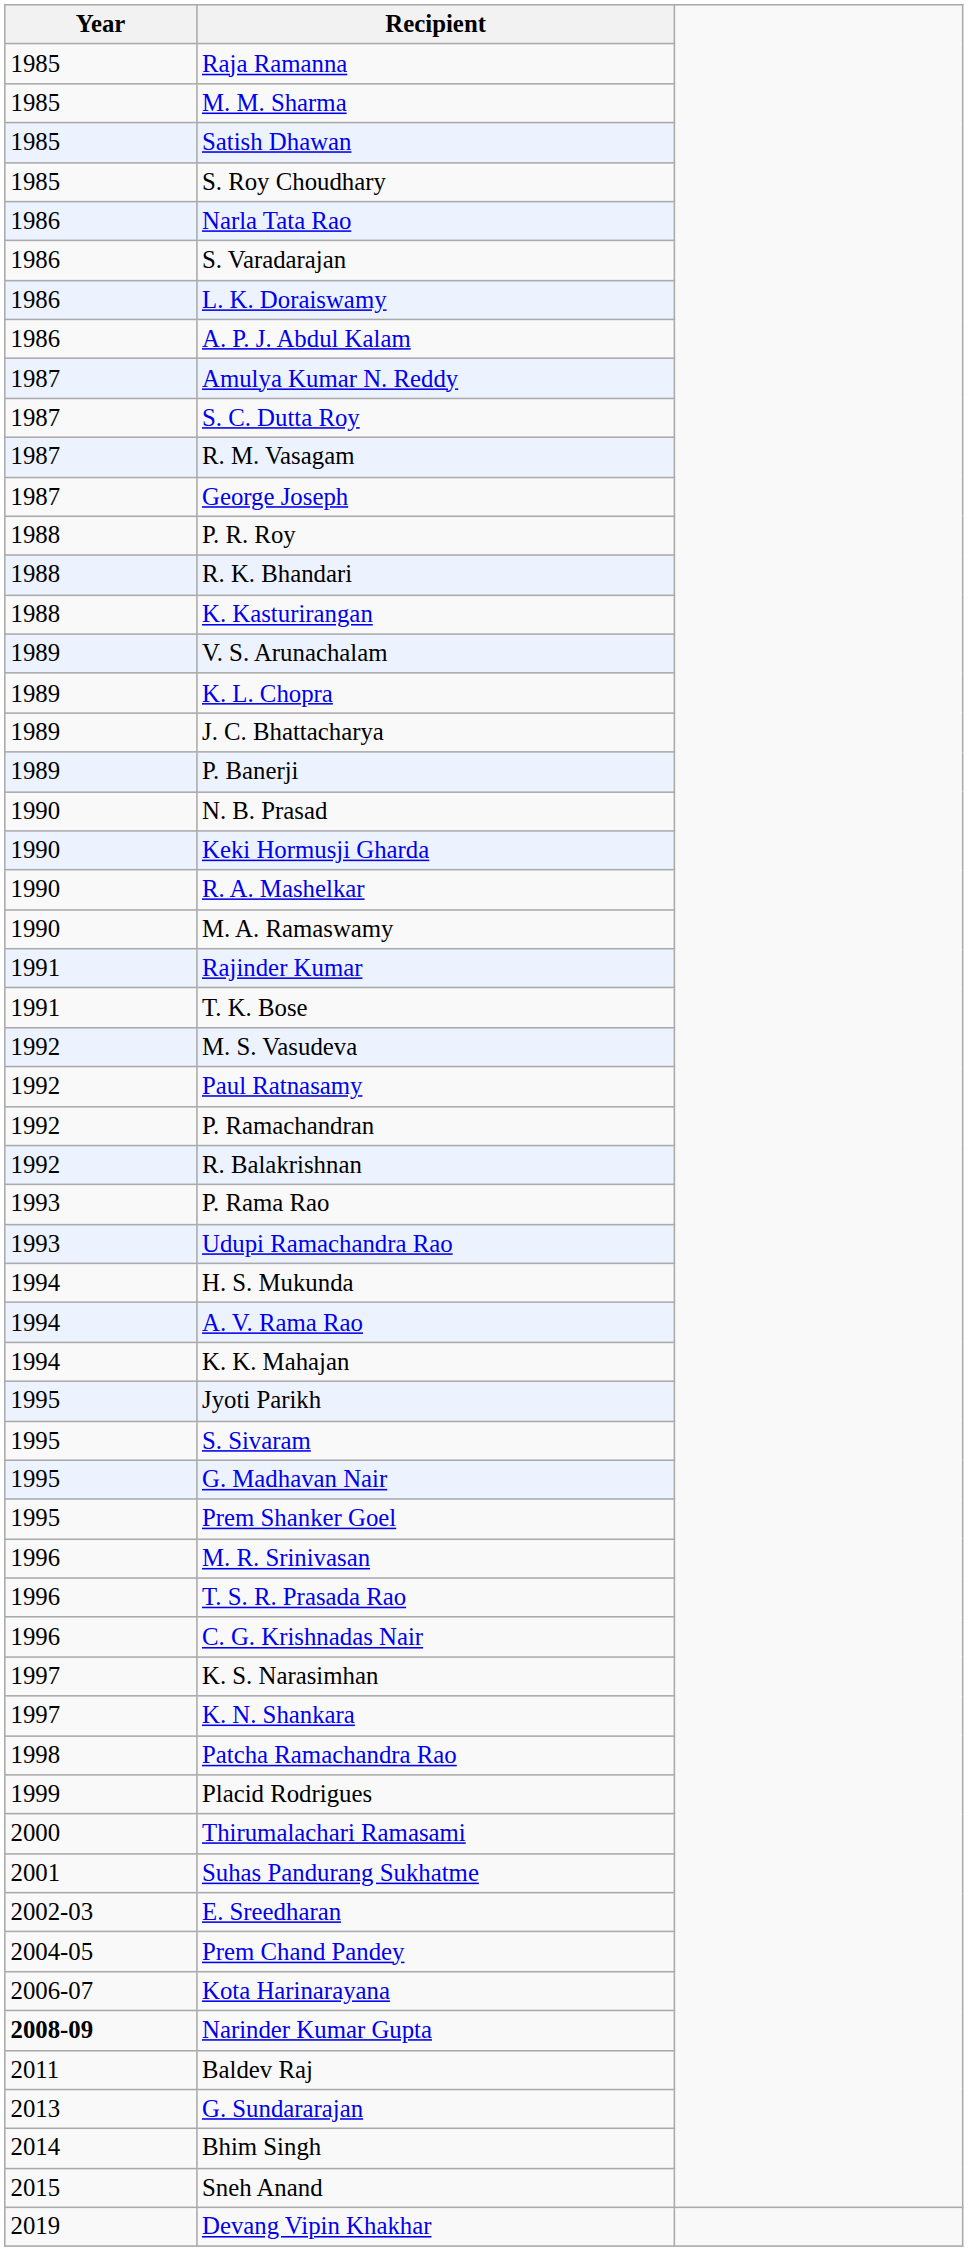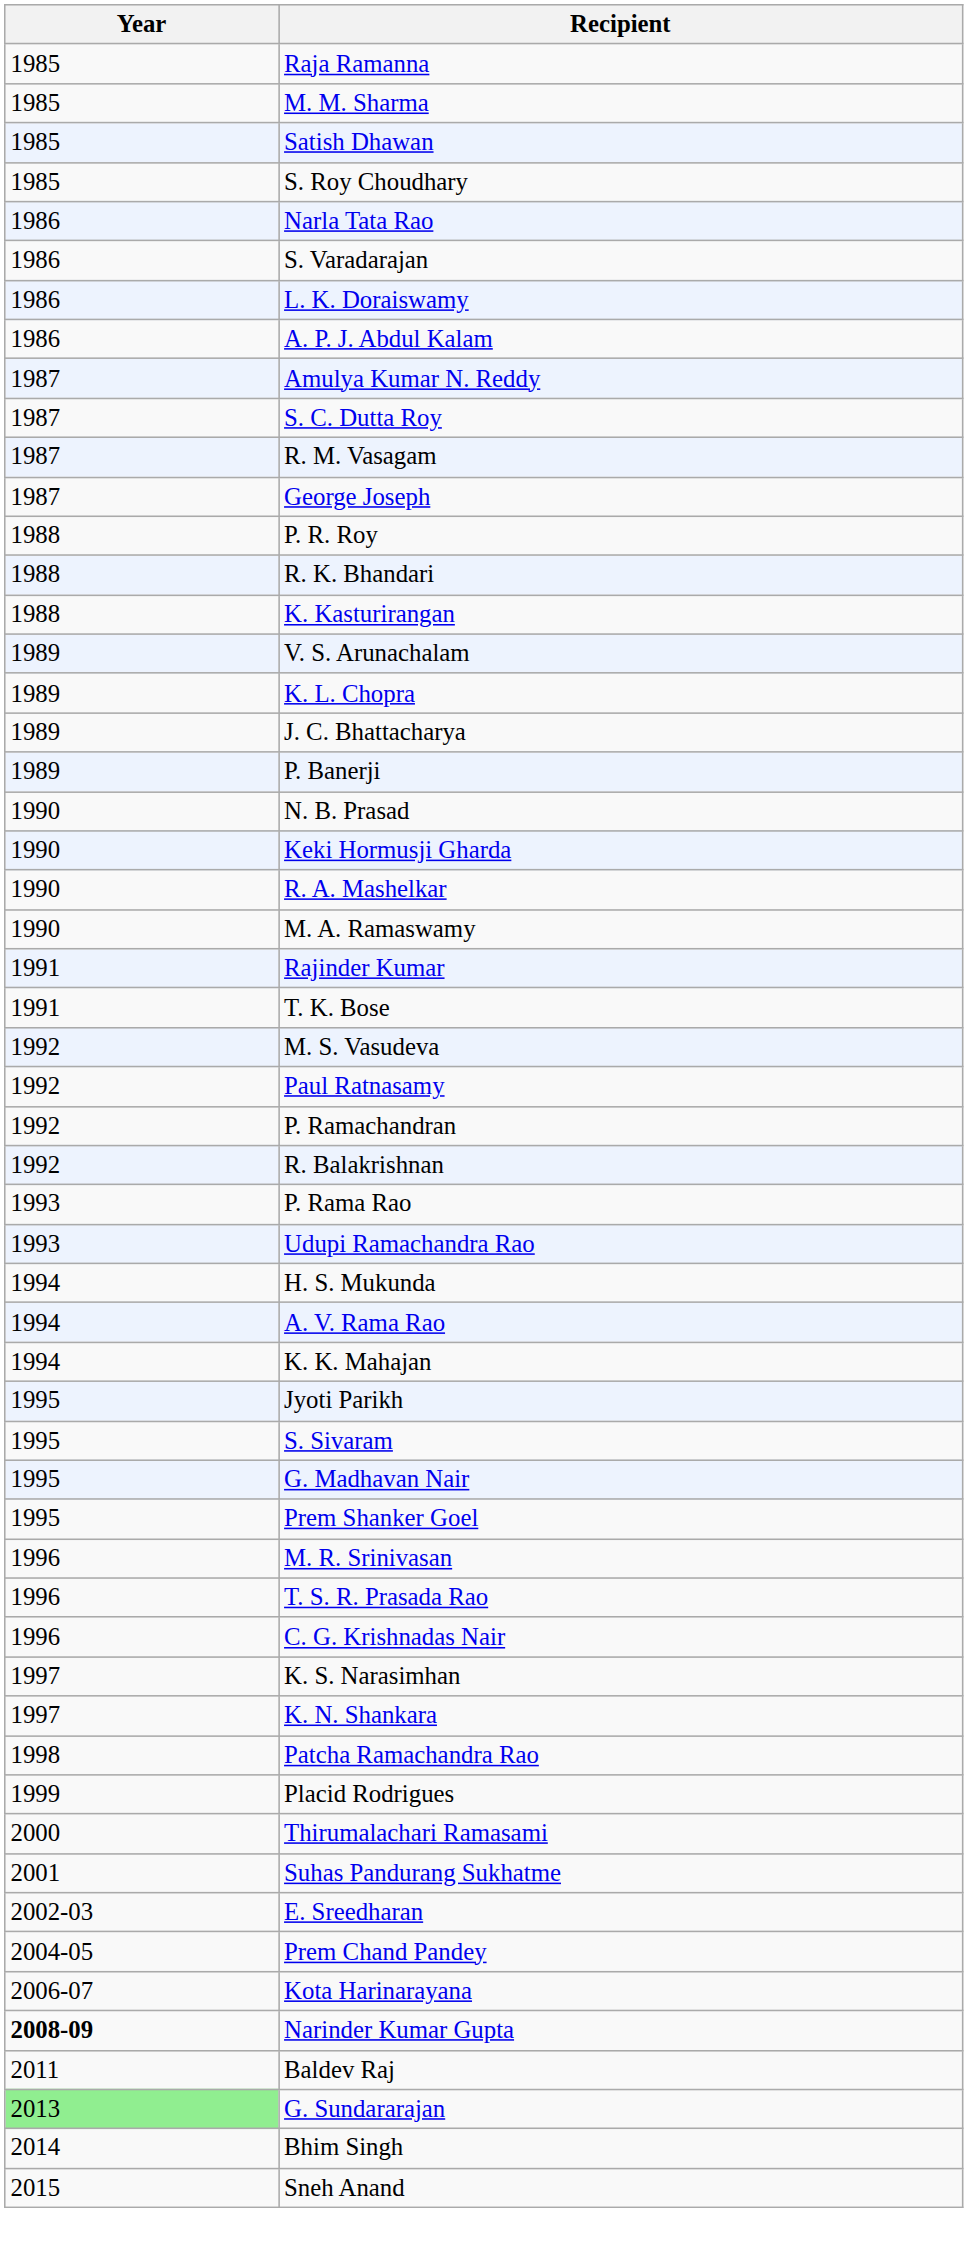(35, 2108) no background -> (35, 2108) lightgreen background
- row: (317, 2226)
